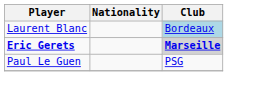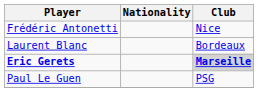+ row: (62, 30)
(189, 30) lightblue background -> (220, 46) no background
